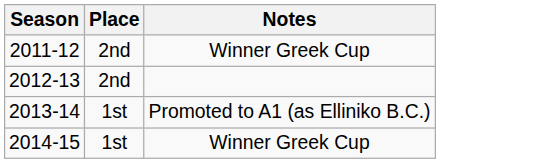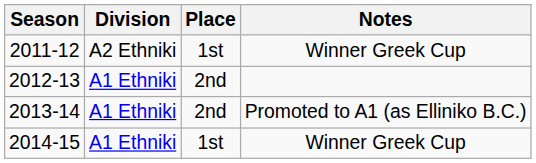+ column: (133, 19)
(114, 50) 2nd -> (210, 50) 1st
(114, 111) 1st -> (210, 111) 2nd
